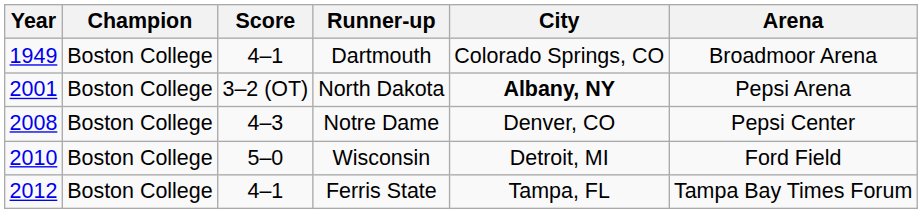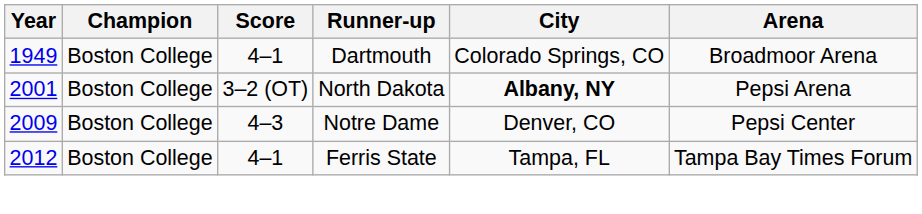(33, 123) 2008 -> (33, 123) 2009
- row: (381, 157)
